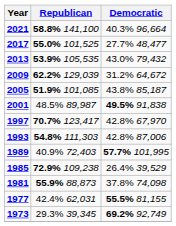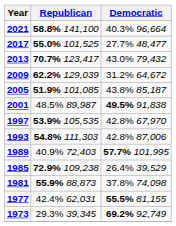(66, 59) 53.9% 105,535 -> (66, 59) 70.7% 123,417
(66, 121) 70.7% 123,417 -> (66, 121) 53.9% 105,535
